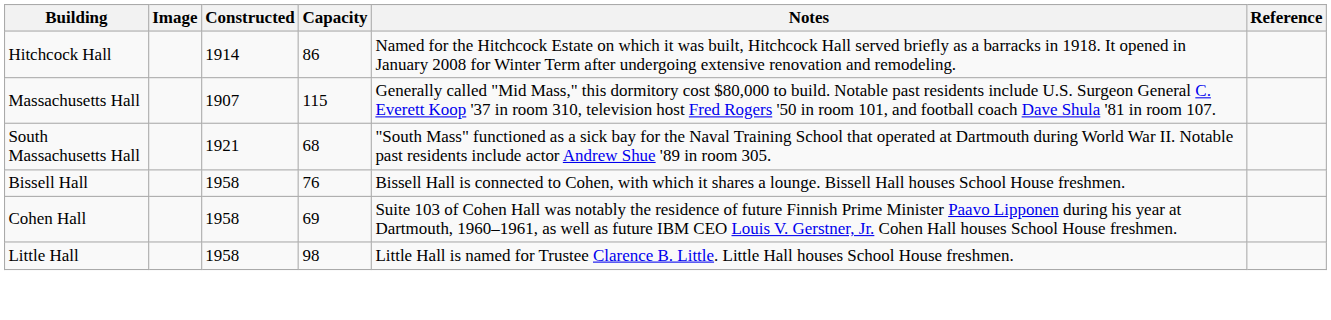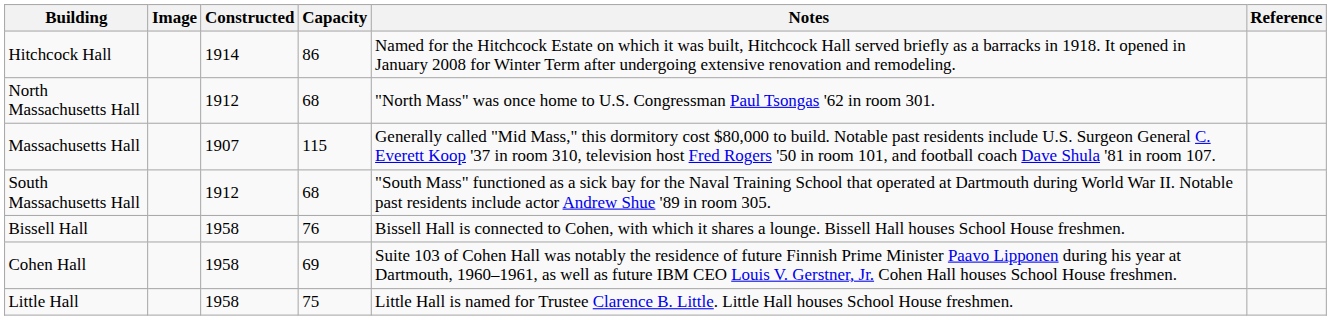+ row: (74, 100)
(222, 146) 1921 -> (222, 192) 1912
(311, 255) 98 -> (311, 301) 75
